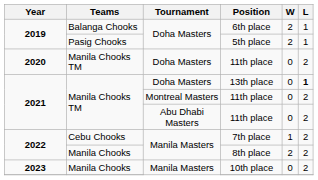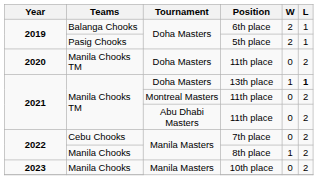(290, 82) 0 -> (290, 82) 1
(290, 137) 1 -> (290, 137) 0
(290, 152) 2 -> (290, 152) 1
